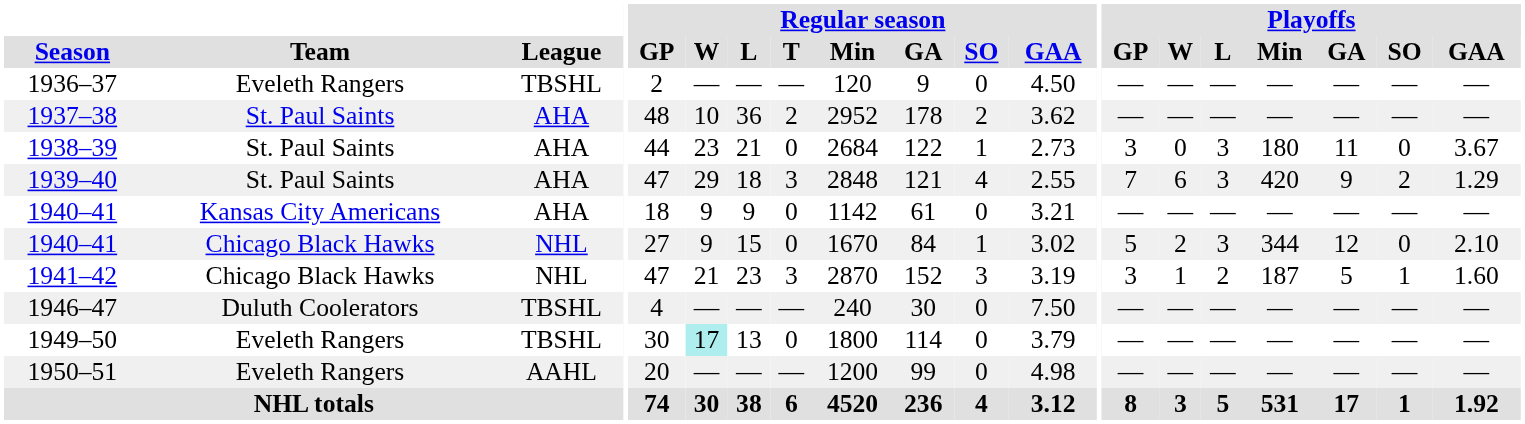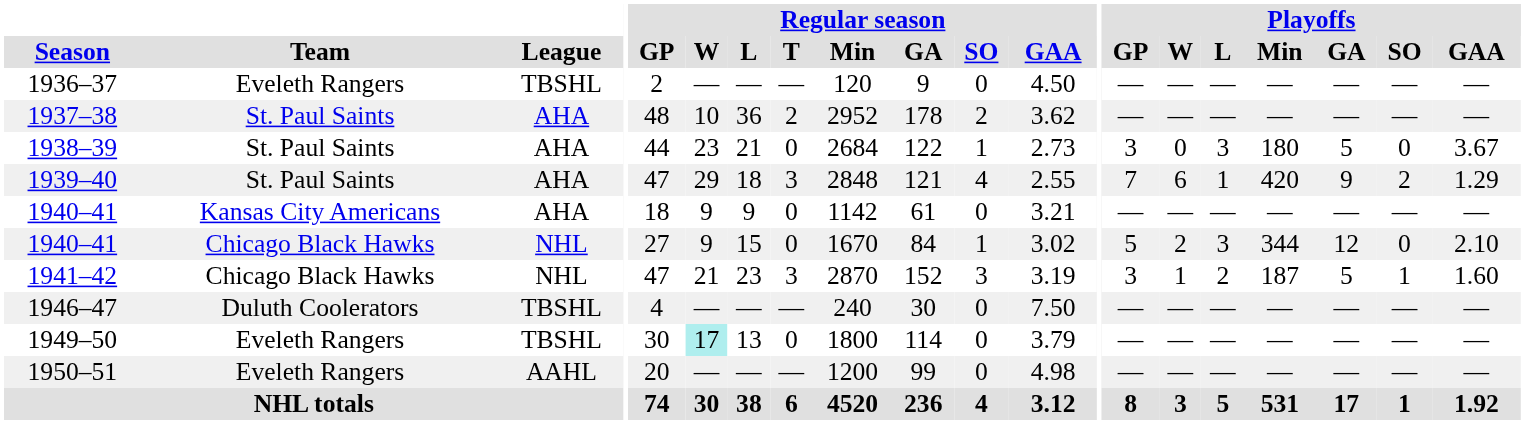(1346, 147) 11 -> (1346, 147) 5
(1223, 179) 3 -> (1223, 179) 1
